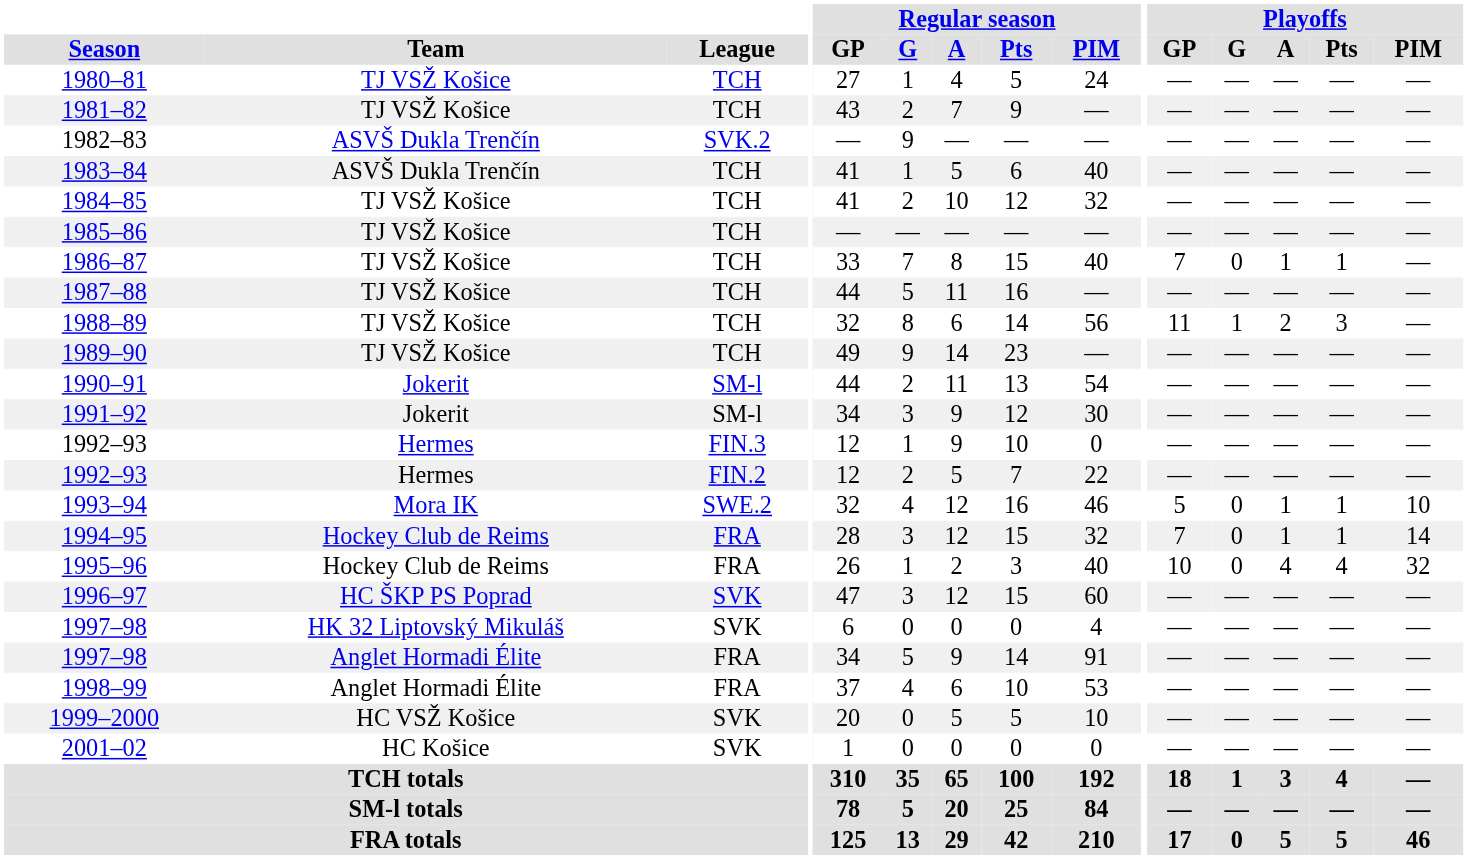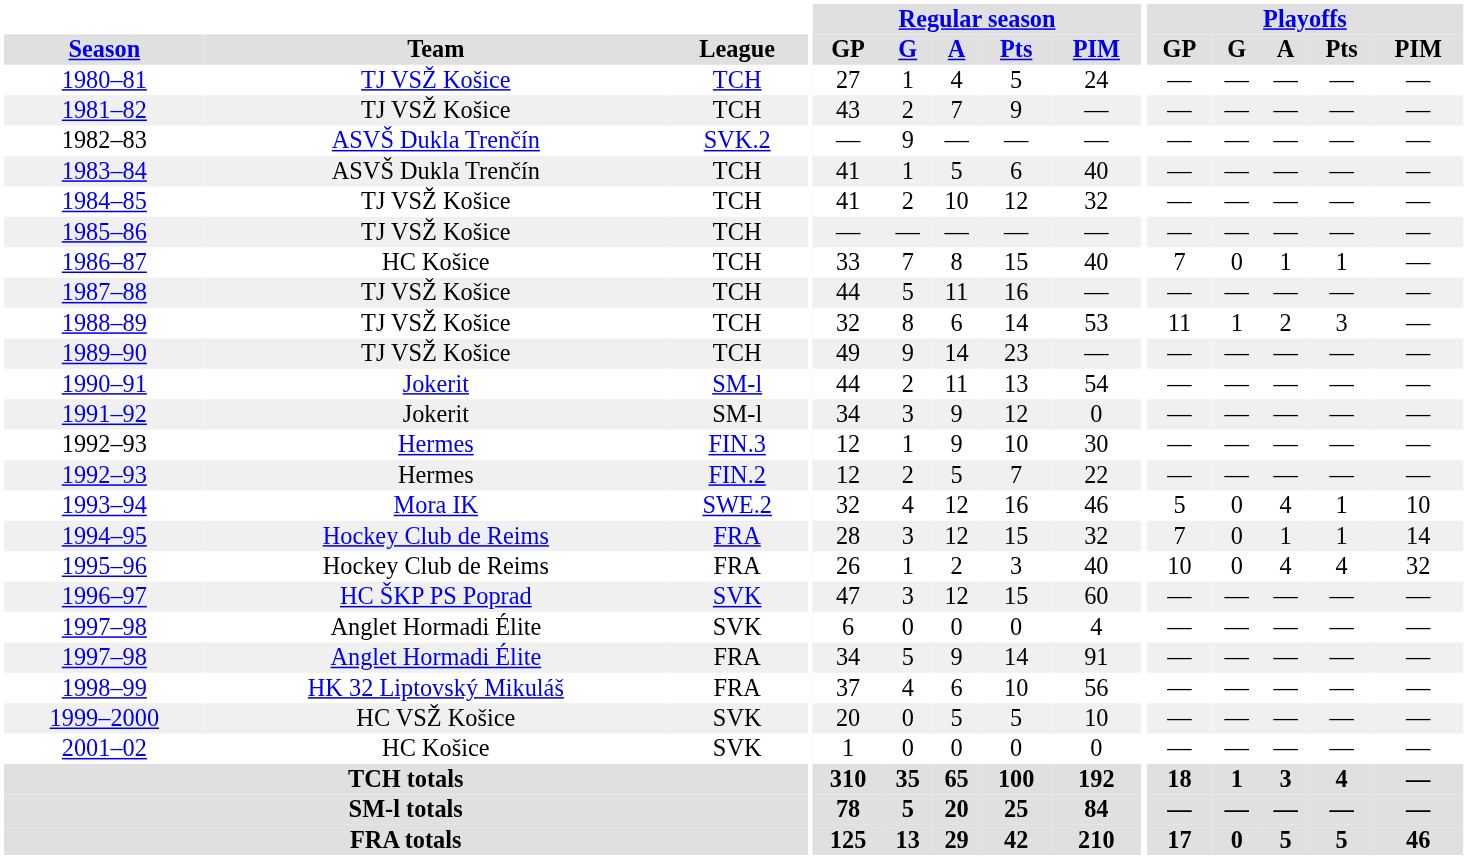(436, 262) TJ VSŽ Košice -> (436, 262) HC Košice
(1096, 322) 56 -> (1096, 322) 53
(1096, 414) 30 -> (1096, 414) 0
(1096, 444) 0 -> (1096, 444) 30
(1286, 505) 1 -> (1286, 505) 4
(436, 626) HK 32 Liptovský Mikuláš -> (436, 626) Anglet Hormadi Élite
(436, 687) Anglet Hormadi Élite -> (436, 687) HK 32 Liptovský Mikuláš
(1096, 687) 53 -> (1096, 687) 56
